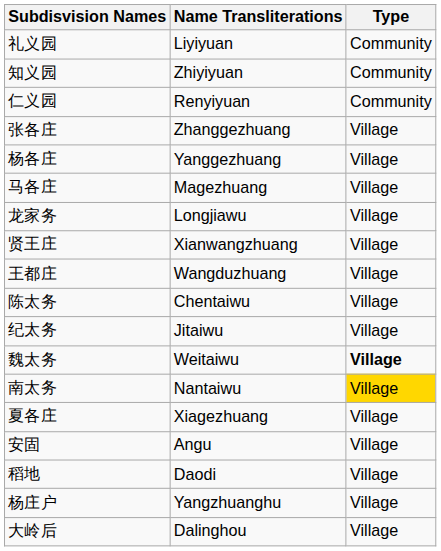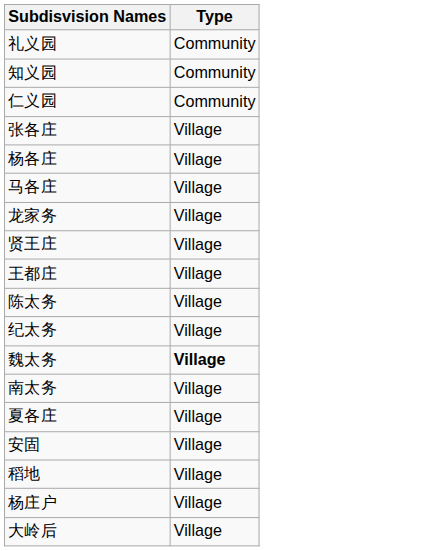- column: (258, 17)
(374, 388) gold background -> (198, 388) no background
